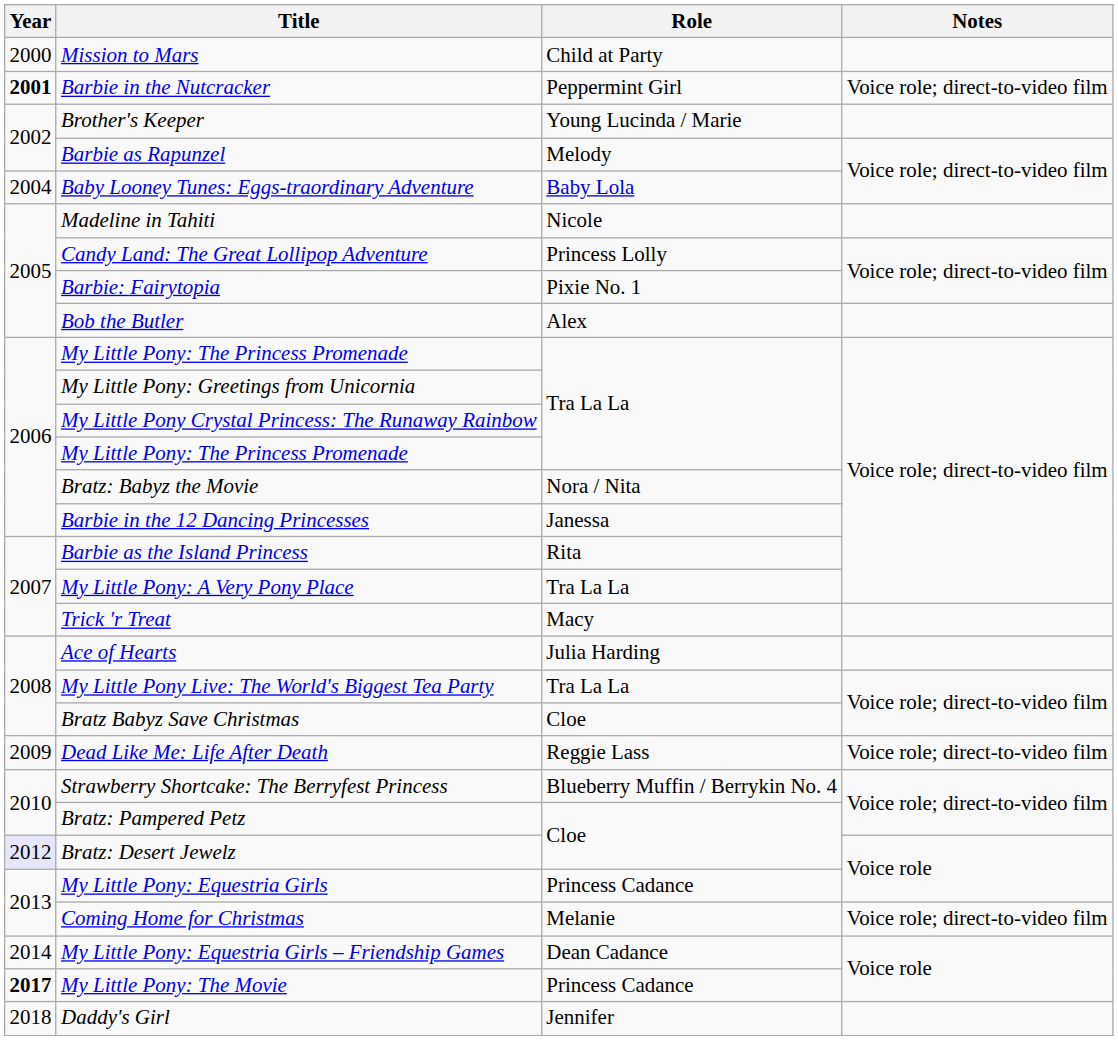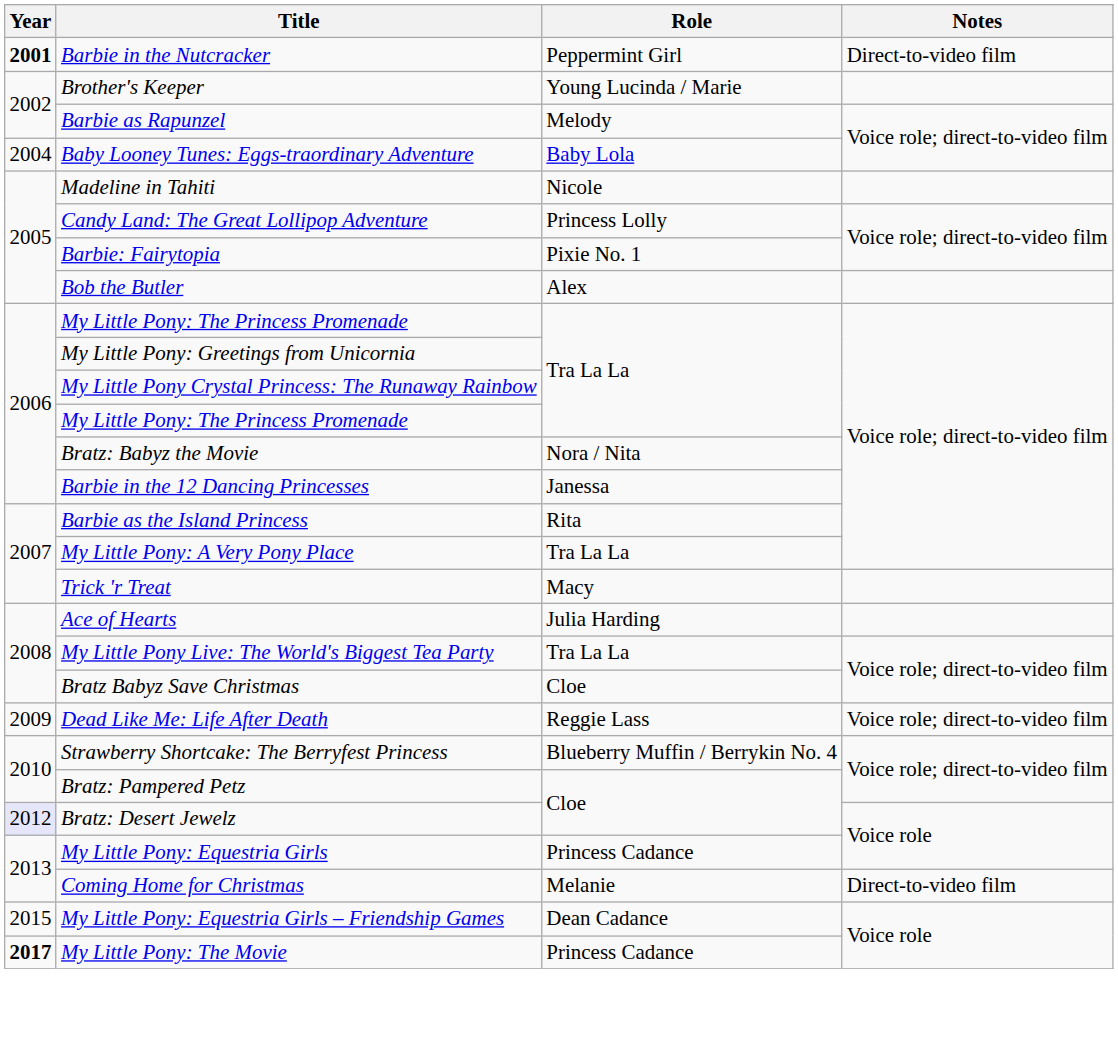- row: (130, 54)
(977, 87) Voice role; direct-to-video film -> (931, 54) Direct-to-video film
(977, 918) Voice role; direct-to-video film -> (931, 885) Direct-to-video film
(30, 951) 2014 -> (30, 918) 2015
- row: (115, 1018)
